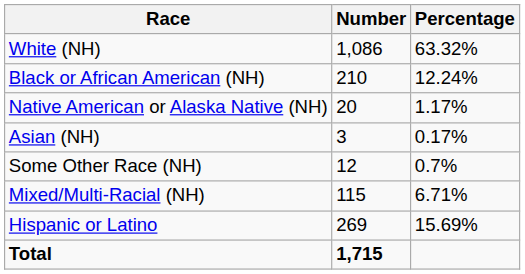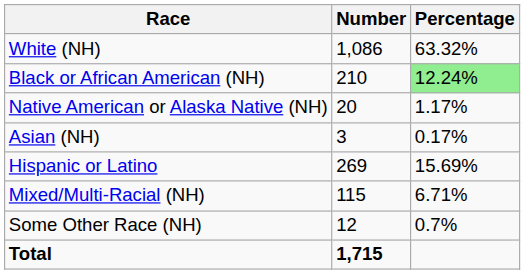(446, 78) no background -> (446, 78) lightgreen background
rows swapped: (105, 166) <-> (83, 225)
